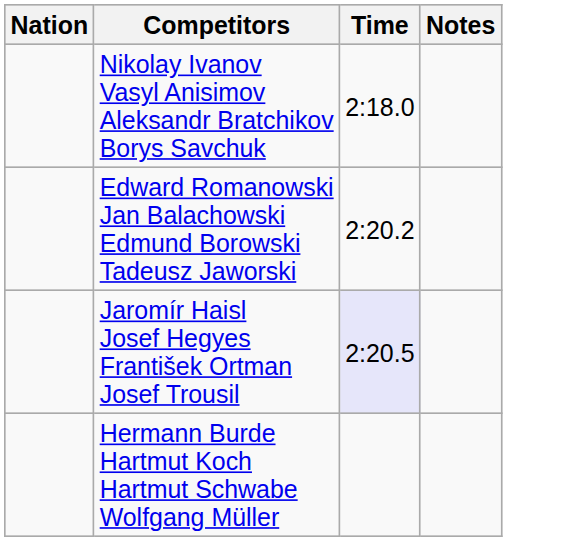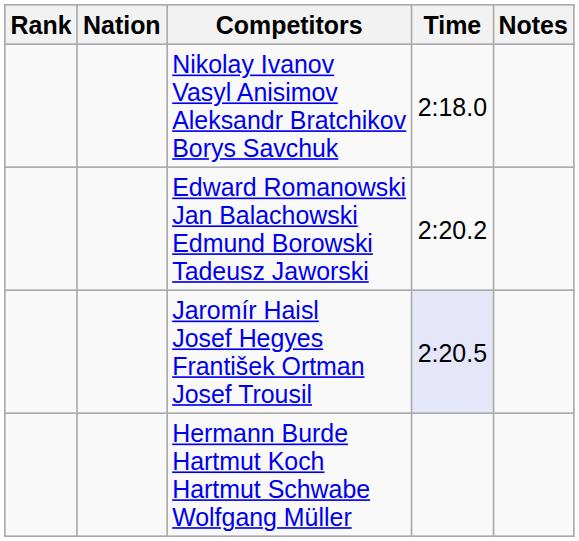+ column: (41, 25)
